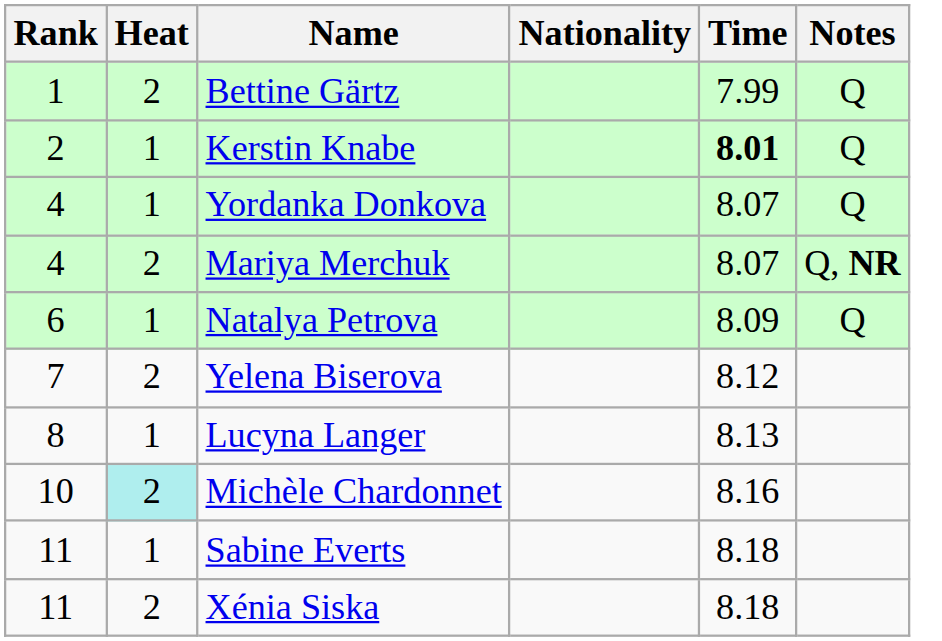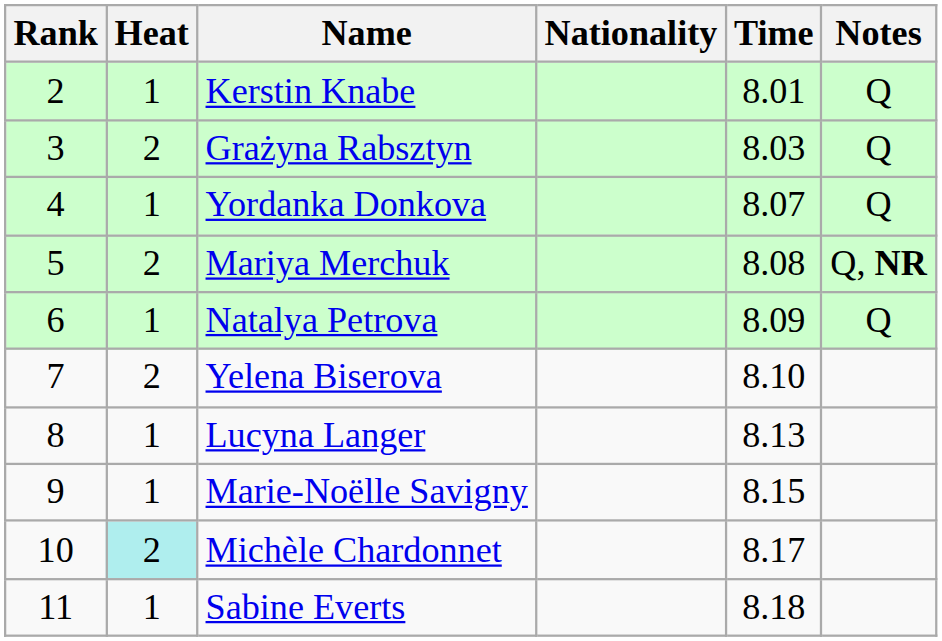- row: (302, 90)
(748, 147) bold -> (774, 90) normal
+ row: (339, 147)
(56, 262) 4 -> (56, 262) 5
(748, 262) 8.07 -> (774, 262) 8.08
(748, 377) 8.12 -> (774, 377) 8.10
+ row: (367, 491)
(748, 491) 8.16 -> (774, 549) 8.17
- row: (292, 606)
